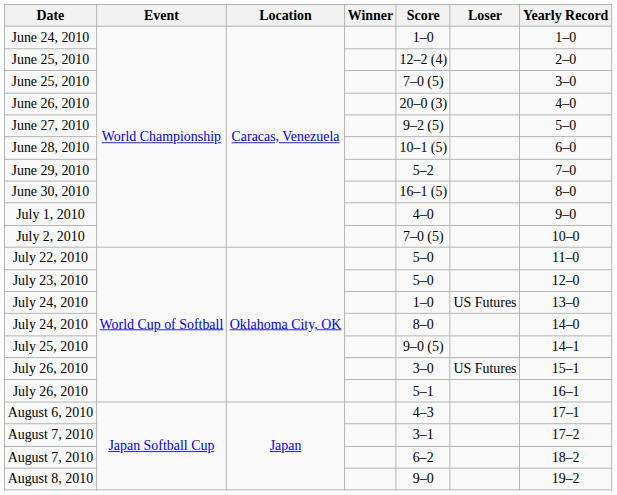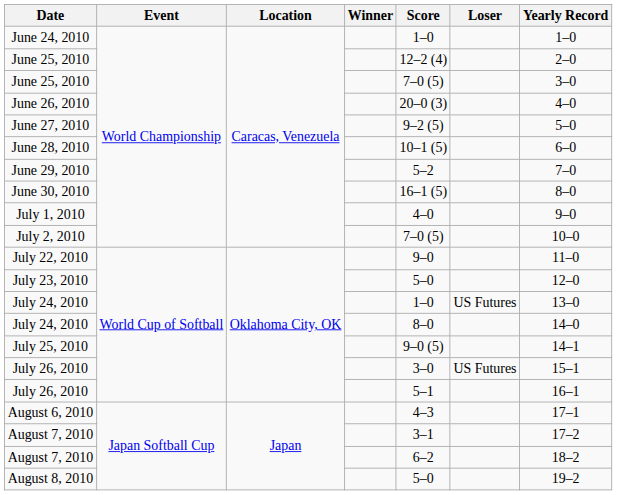(423, 258) 5–0 -> (423, 258) 9–0
(423, 479) 9–0 -> (423, 479) 5–0
